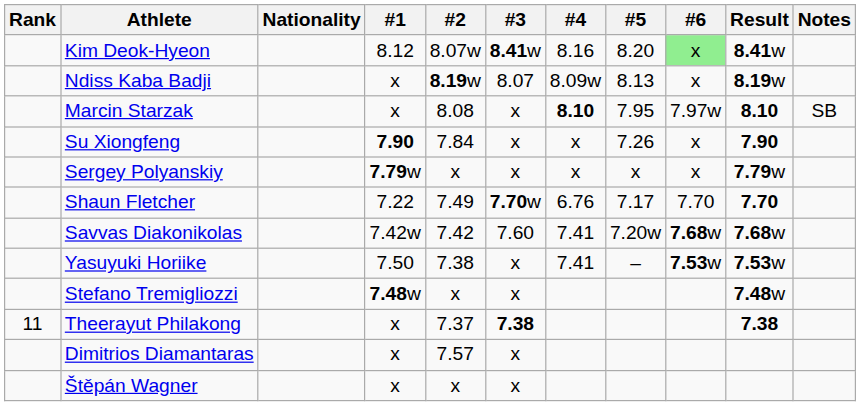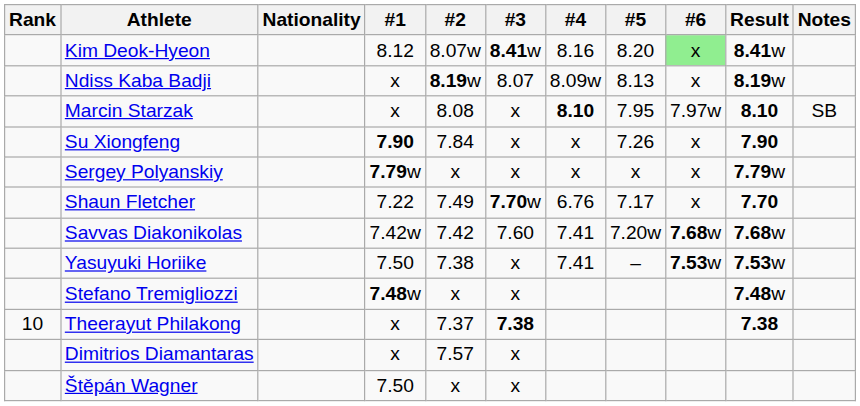(696, 202) 7.70 -> (696, 202) x
(32, 324) 11 -> (32, 324) 10
(395, 385) x -> (395, 385) 7.50
